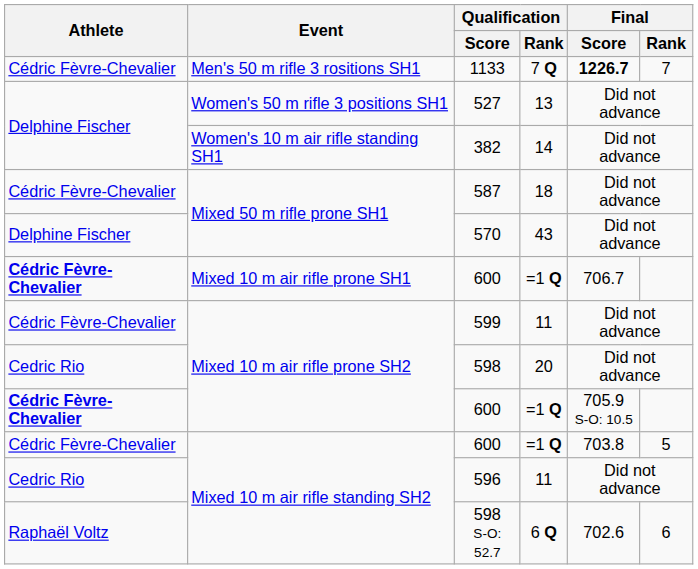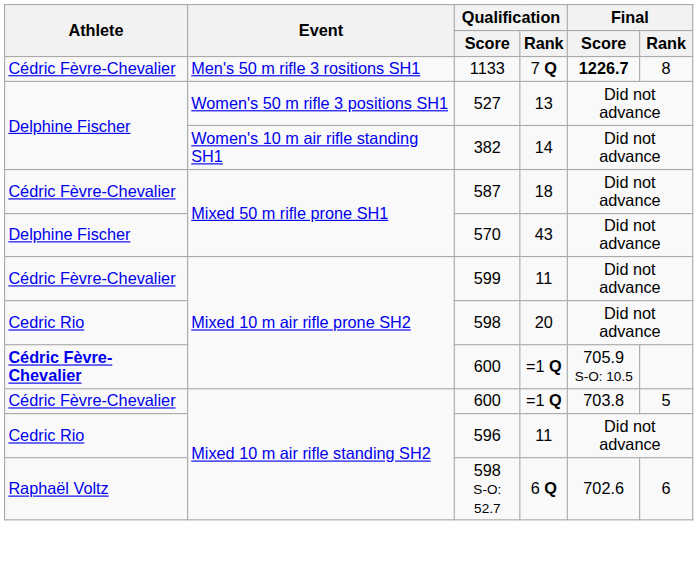(666, 69) 7 -> (666, 69) 8
- row: (301, 279)
